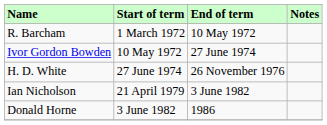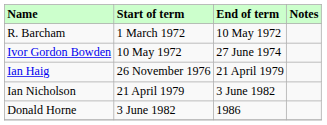- row: (37, 71)
+ row: (28, 71)
